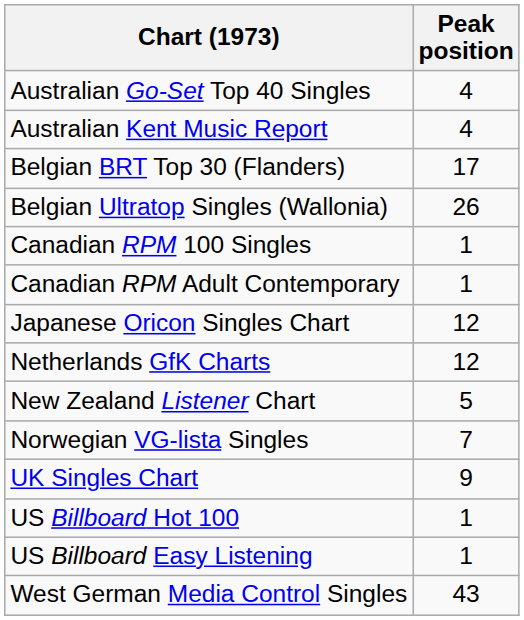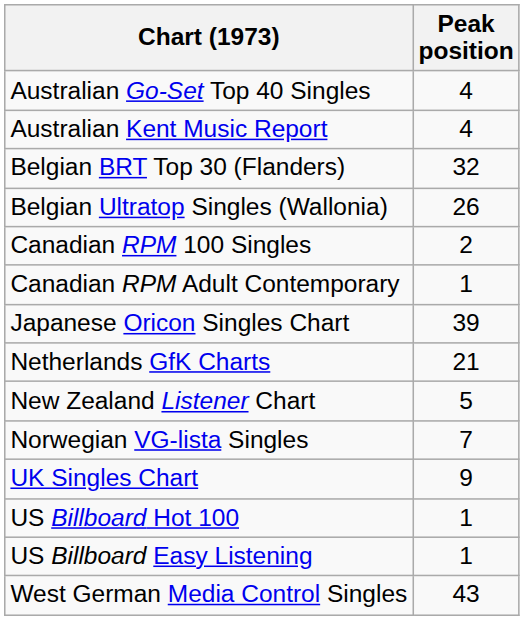(466, 167) 17 -> (466, 167) 32
(466, 245) 1 -> (466, 245) 2
(466, 323) 12 -> (466, 323) 39
(466, 362) 12 -> (466, 362) 21
